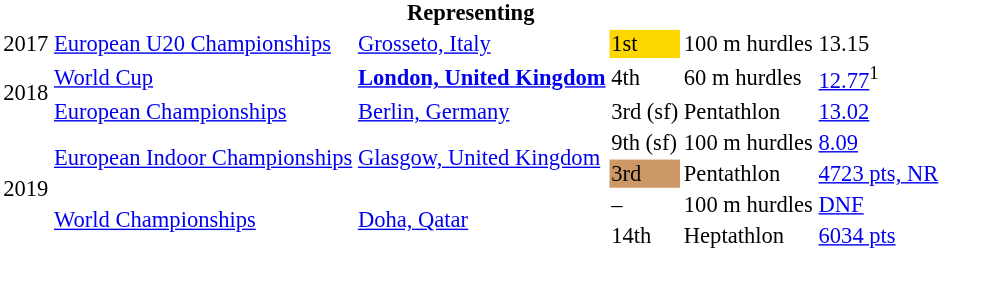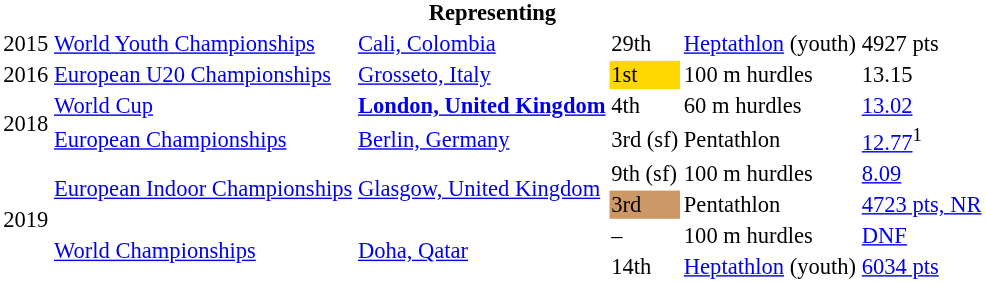+ row: (631, 43)
(26, 43) 2017 -> (26, 74) 2016
(849, 77) 12.771 -> (887, 105) 13.02
(844, 111) 13.02 -> (892, 139) 12.771
(734, 235) Heptathlon -> (770, 266) Heptathlon (youth)
